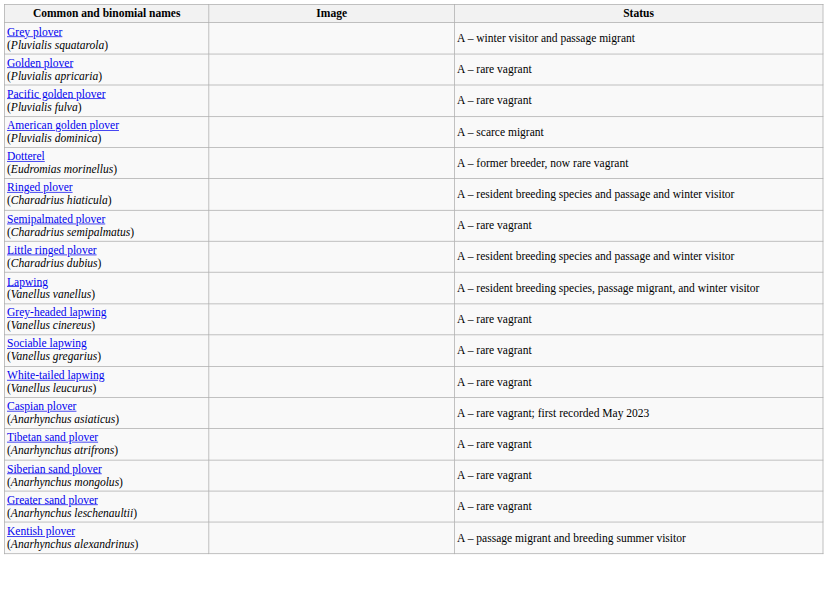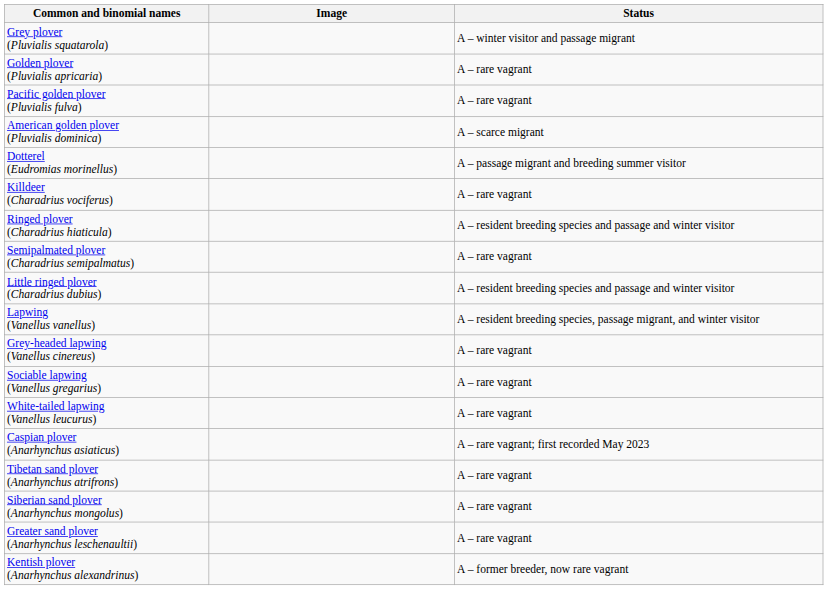(543, 163) A – former breeder, now rare vagrant -> (571, 163) A – passage migrant and breeding summer visitor
+ row: (60, 194)
(571, 538) A – passage migrant and breeding summer visitor -> (543, 569) A – former breeder, now rare vagrant
